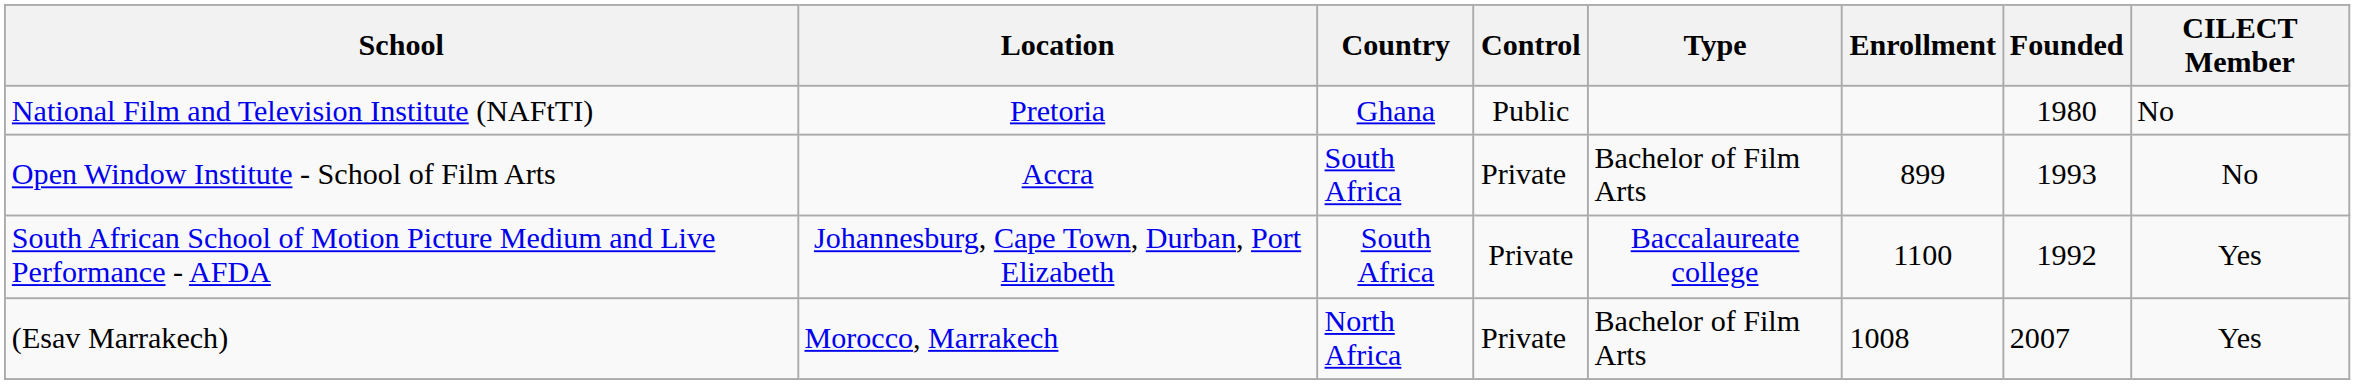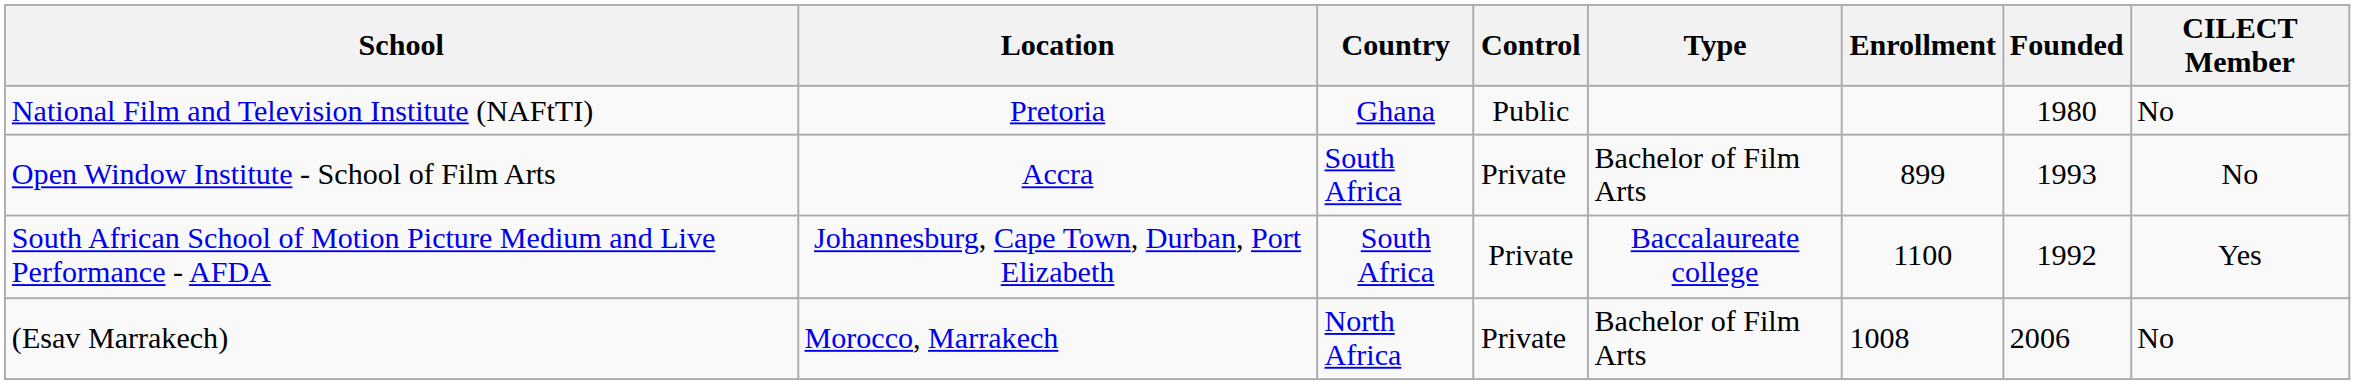(2040, 337) 2007 -> (2040, 337) 2006
(2240, 337) Yes -> (2156, 337) No
